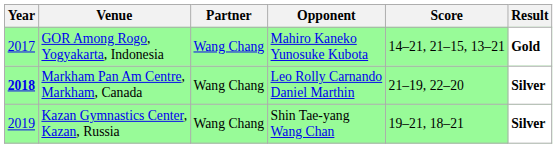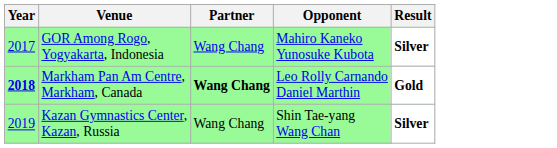- column: (447, 16)
(526, 46) Gold -> (411, 46) Silver
(229, 85) normal -> (232, 85) bold
(528, 85) Silver -> (409, 85) Gold
